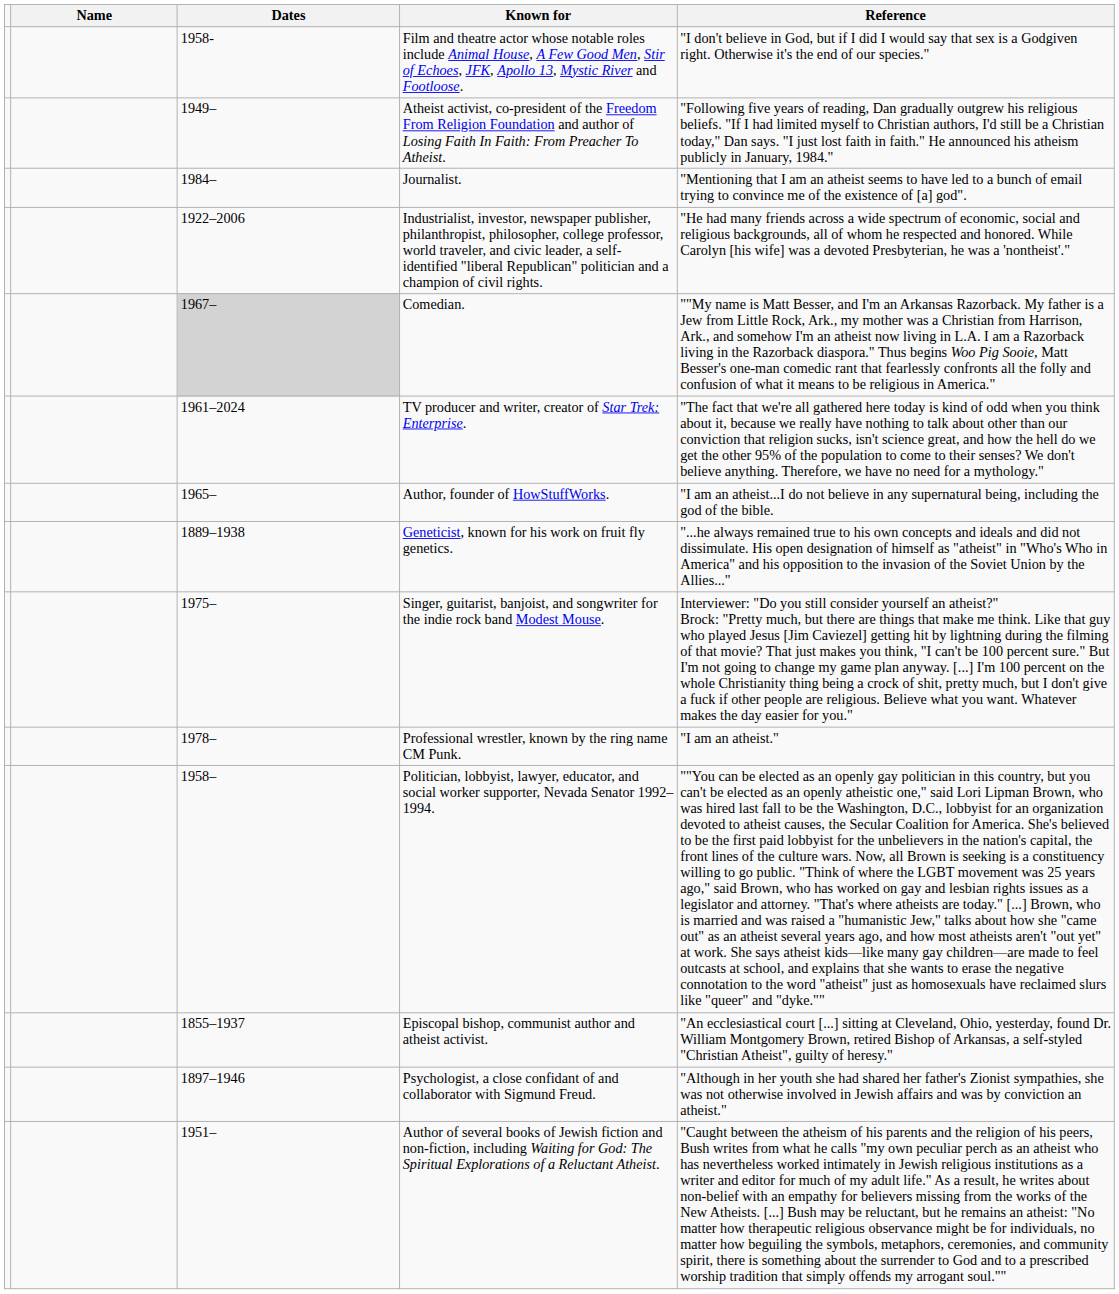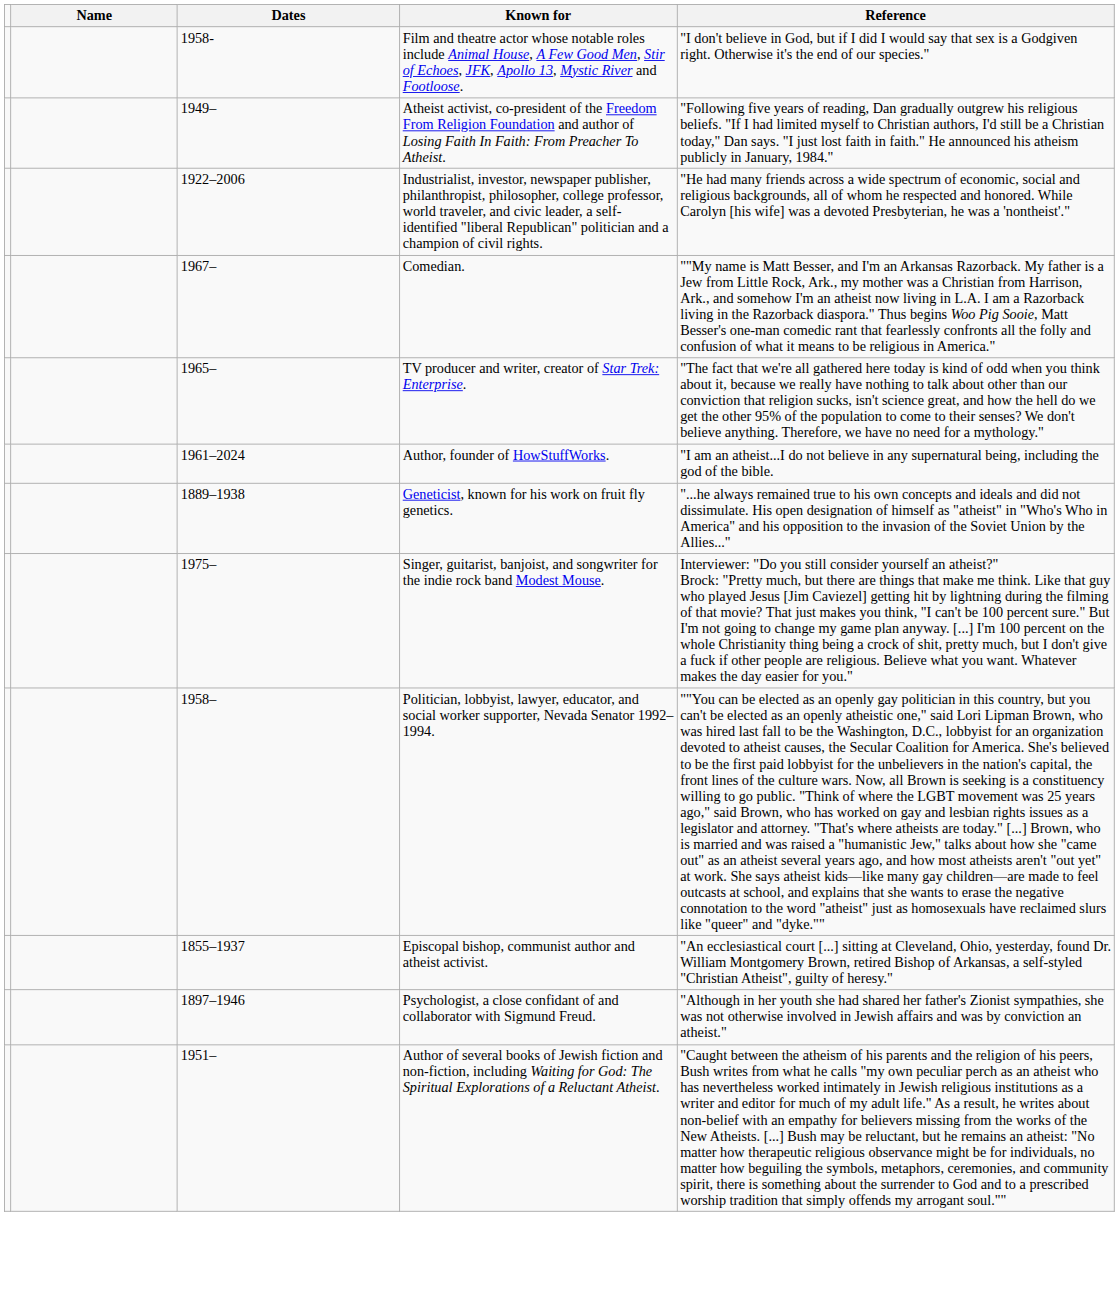- row: (432, 179)
(199, 304) lightgrey background -> (199, 266) no background
(213, 407) 1961–2024 -> (199, 369) 1965–
(199, 494) 1965– -> (213, 455) 1961–2024
- row: (535, 746)
